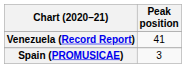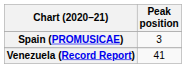rows swapped: (71, 55) <-> (71, 39)
